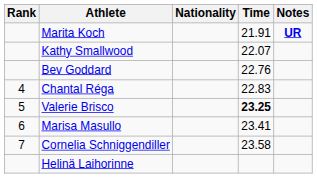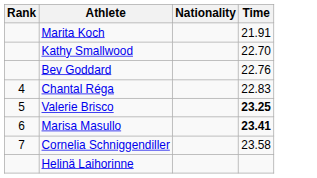- column: (293, 13)
(256, 51) 22.07 -> (256, 51) 22.70
(256, 126) normal -> (256, 126) bold
